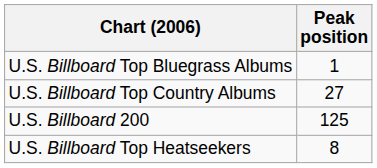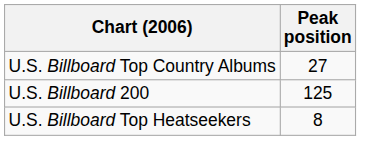- row: (150, 65)
